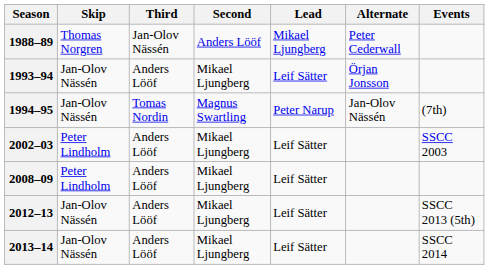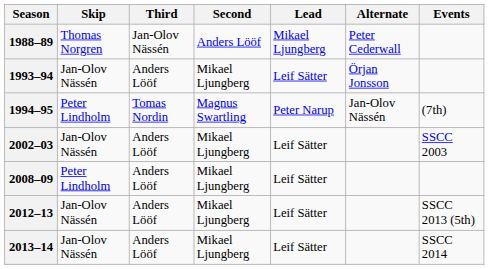(84, 110) Jan-Olov Nässén -> (85, 110) Peter Lindholm
(85, 144) Peter Lindholm -> (84, 144) Jan-Olov Nässén
